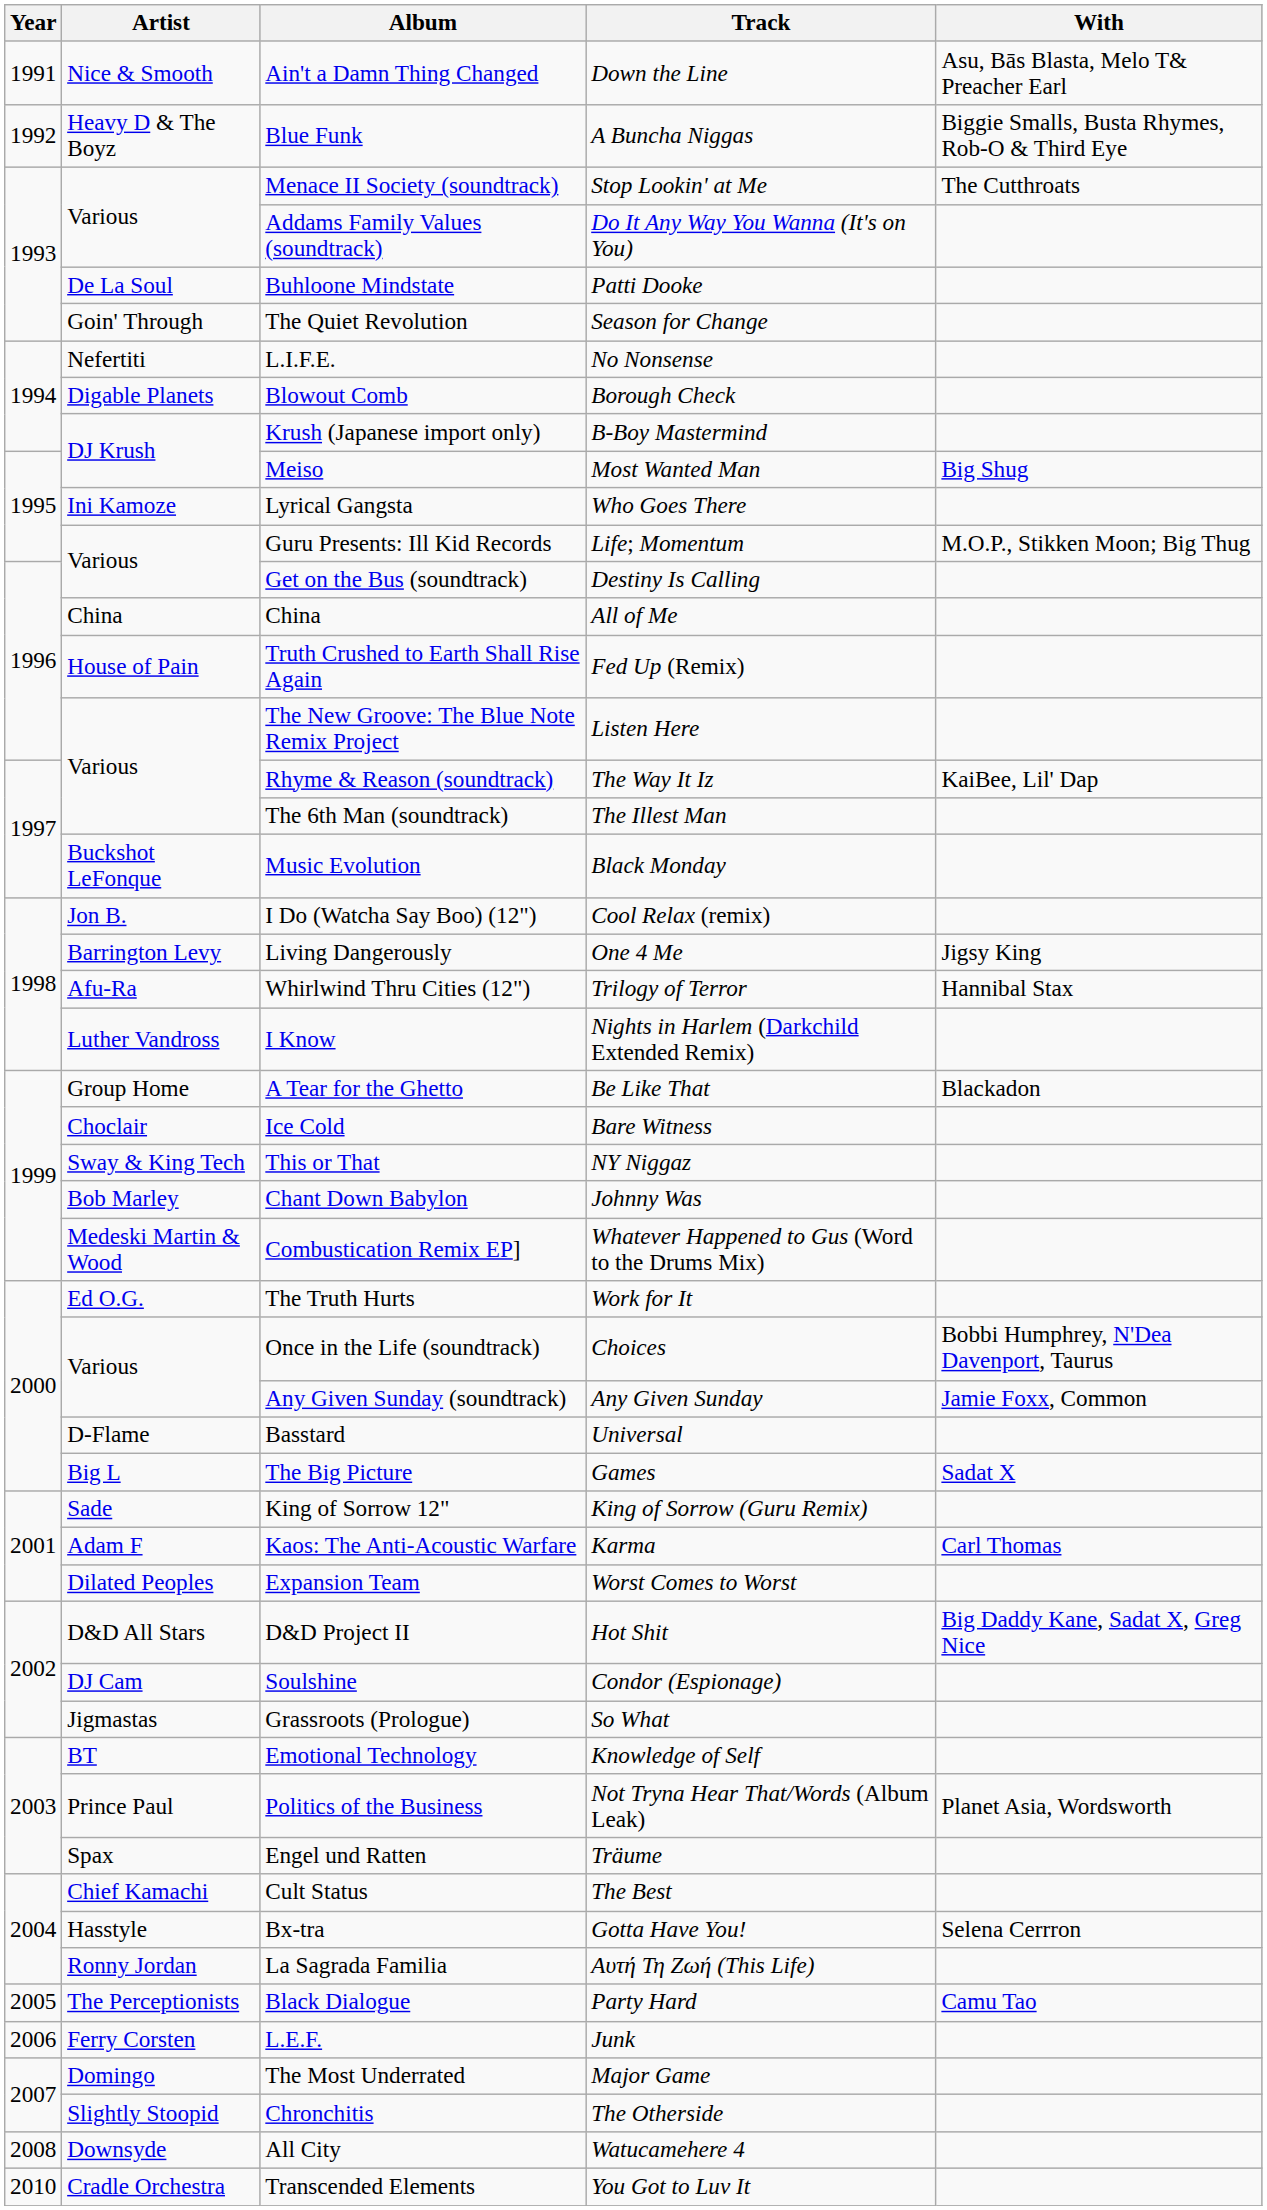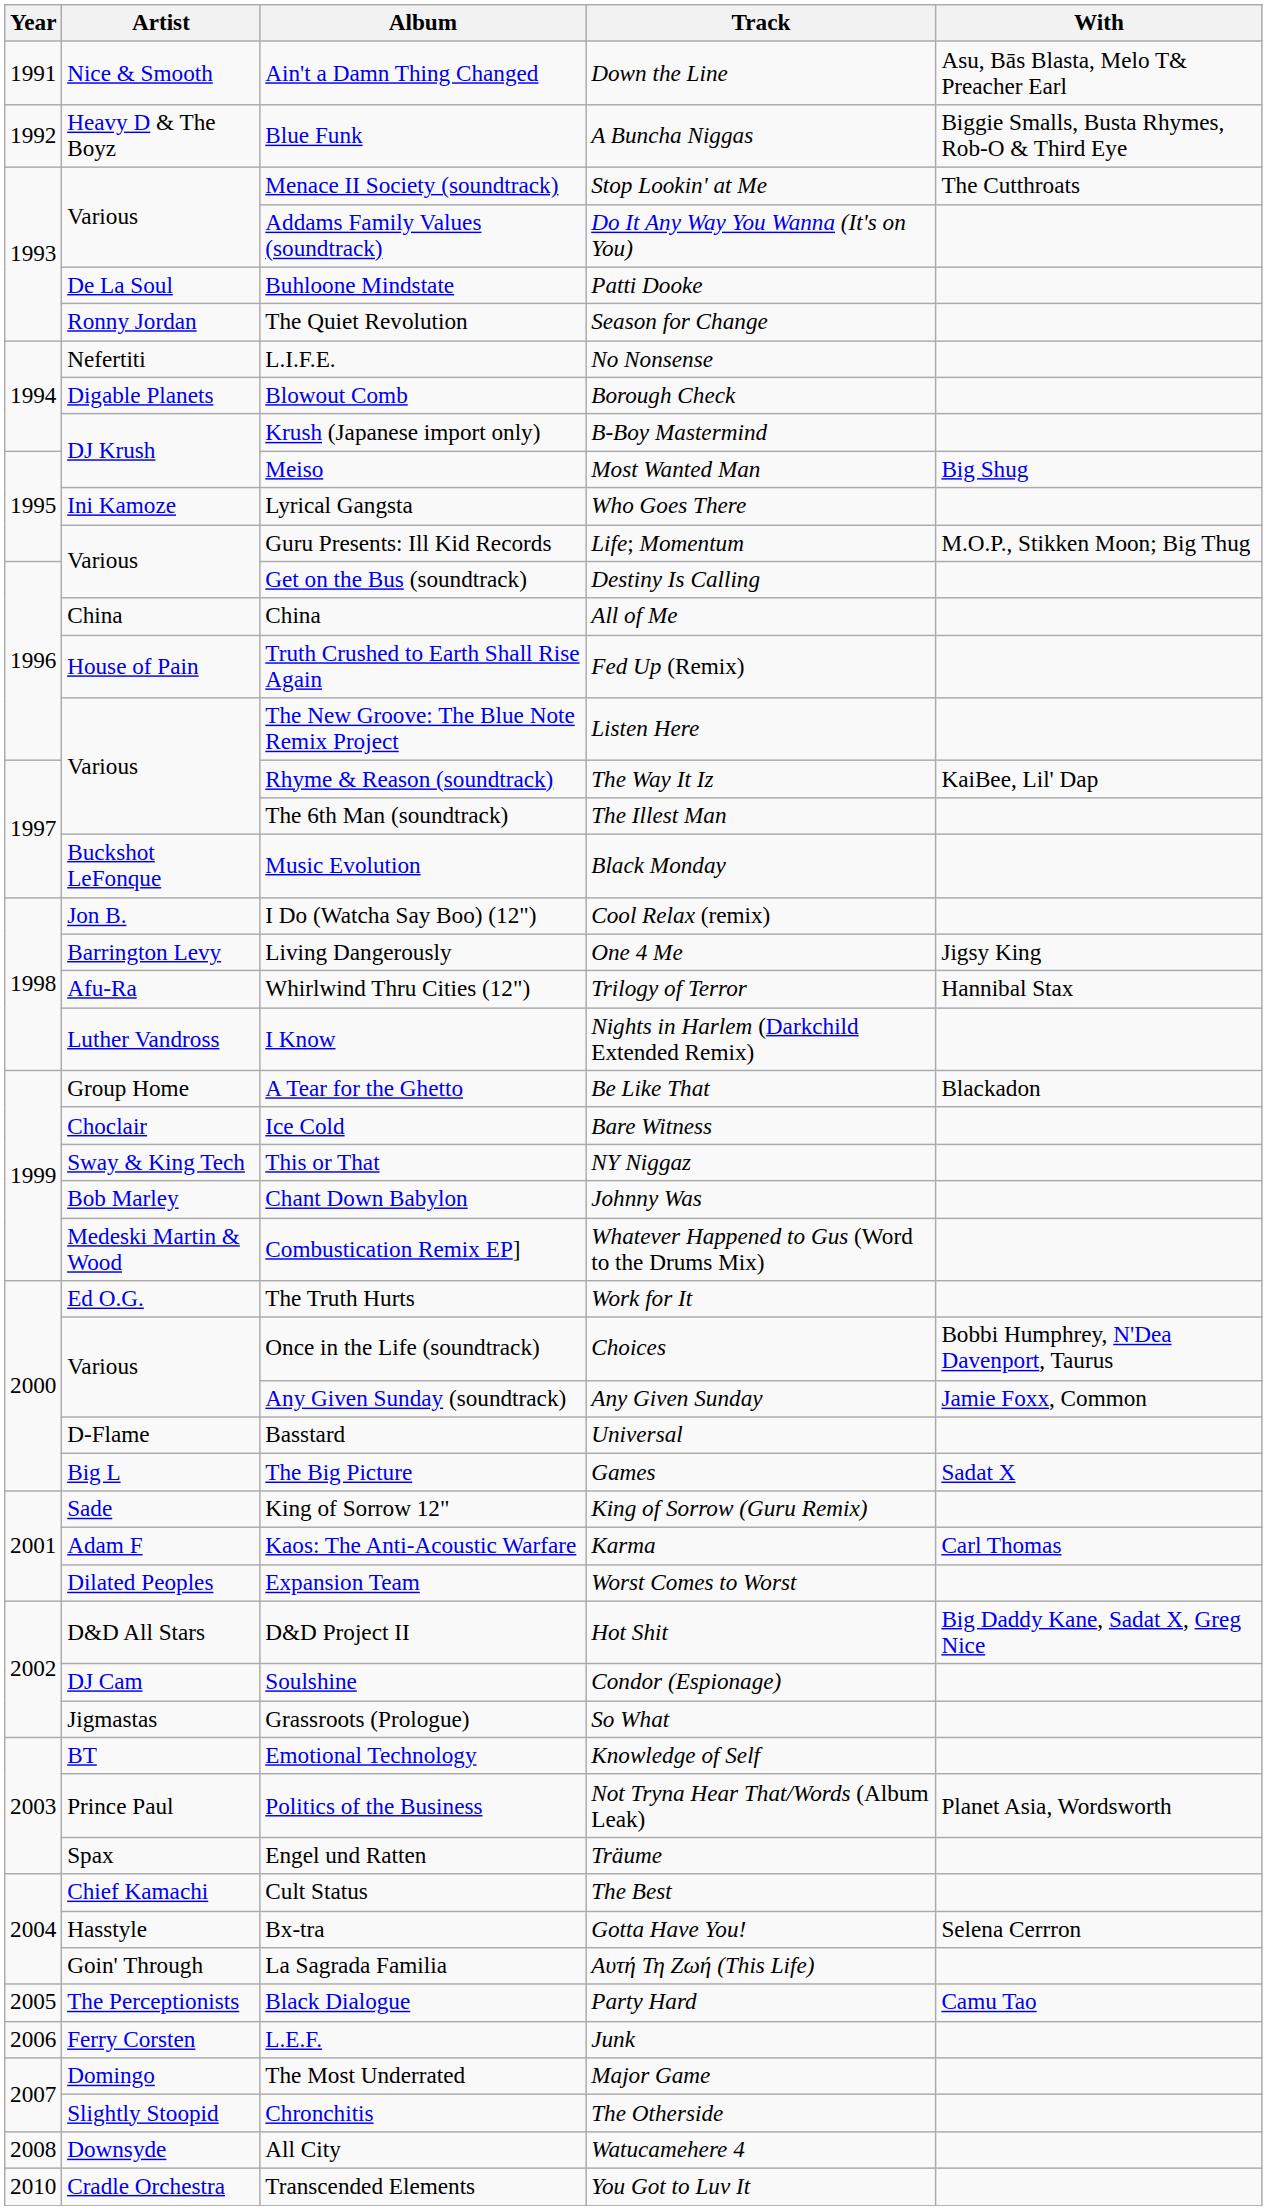(135, 321) Goin' Through -> (132, 321) Ronny Jordan
(132, 1965) Ronny Jordan -> (135, 1965) Goin' Through
